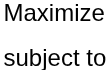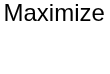- row: (55, 57)
